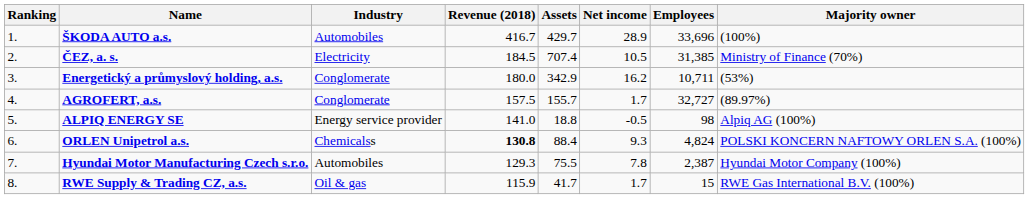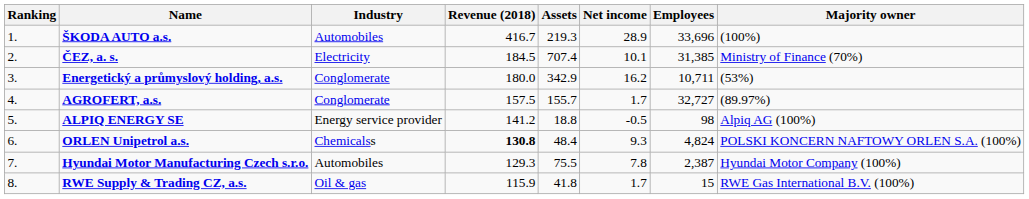(562, 36) 429.7 -> (562, 36) 219.3
(635, 57) 10.5 -> (635, 57) 10.1
(520, 120) 141.0 -> (520, 120) 141.2
(565, 141) 88.4 -> (565, 141) 48.4
(565, 183) 41.7 -> (565, 183) 41.8
